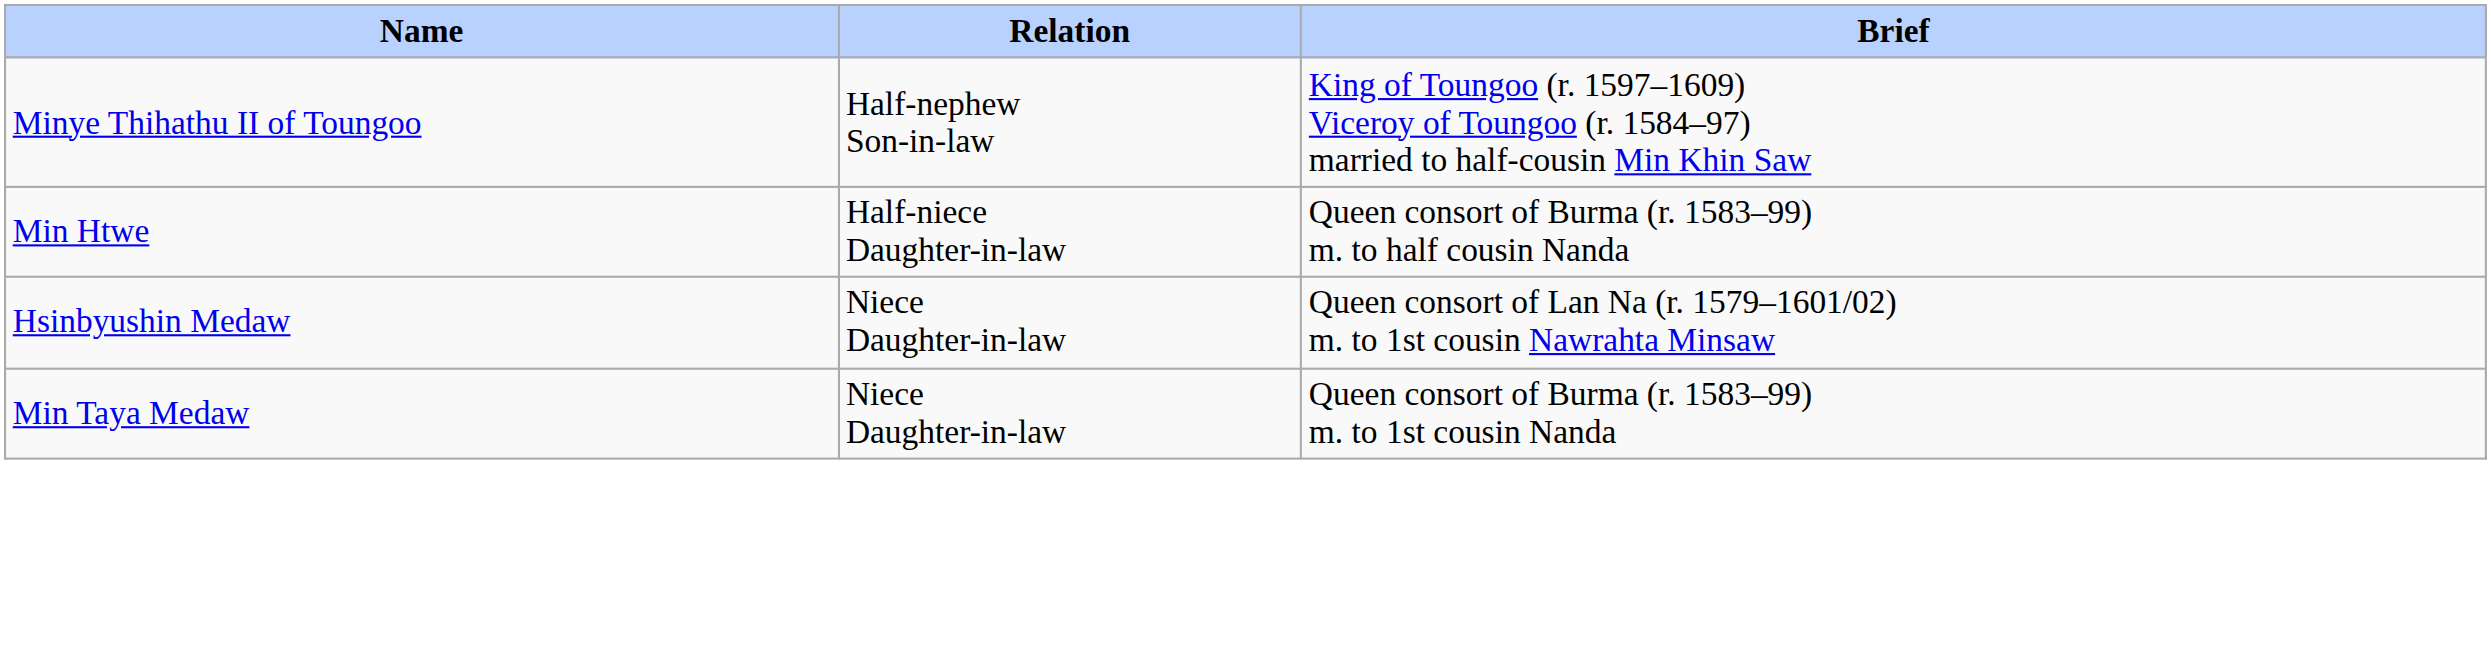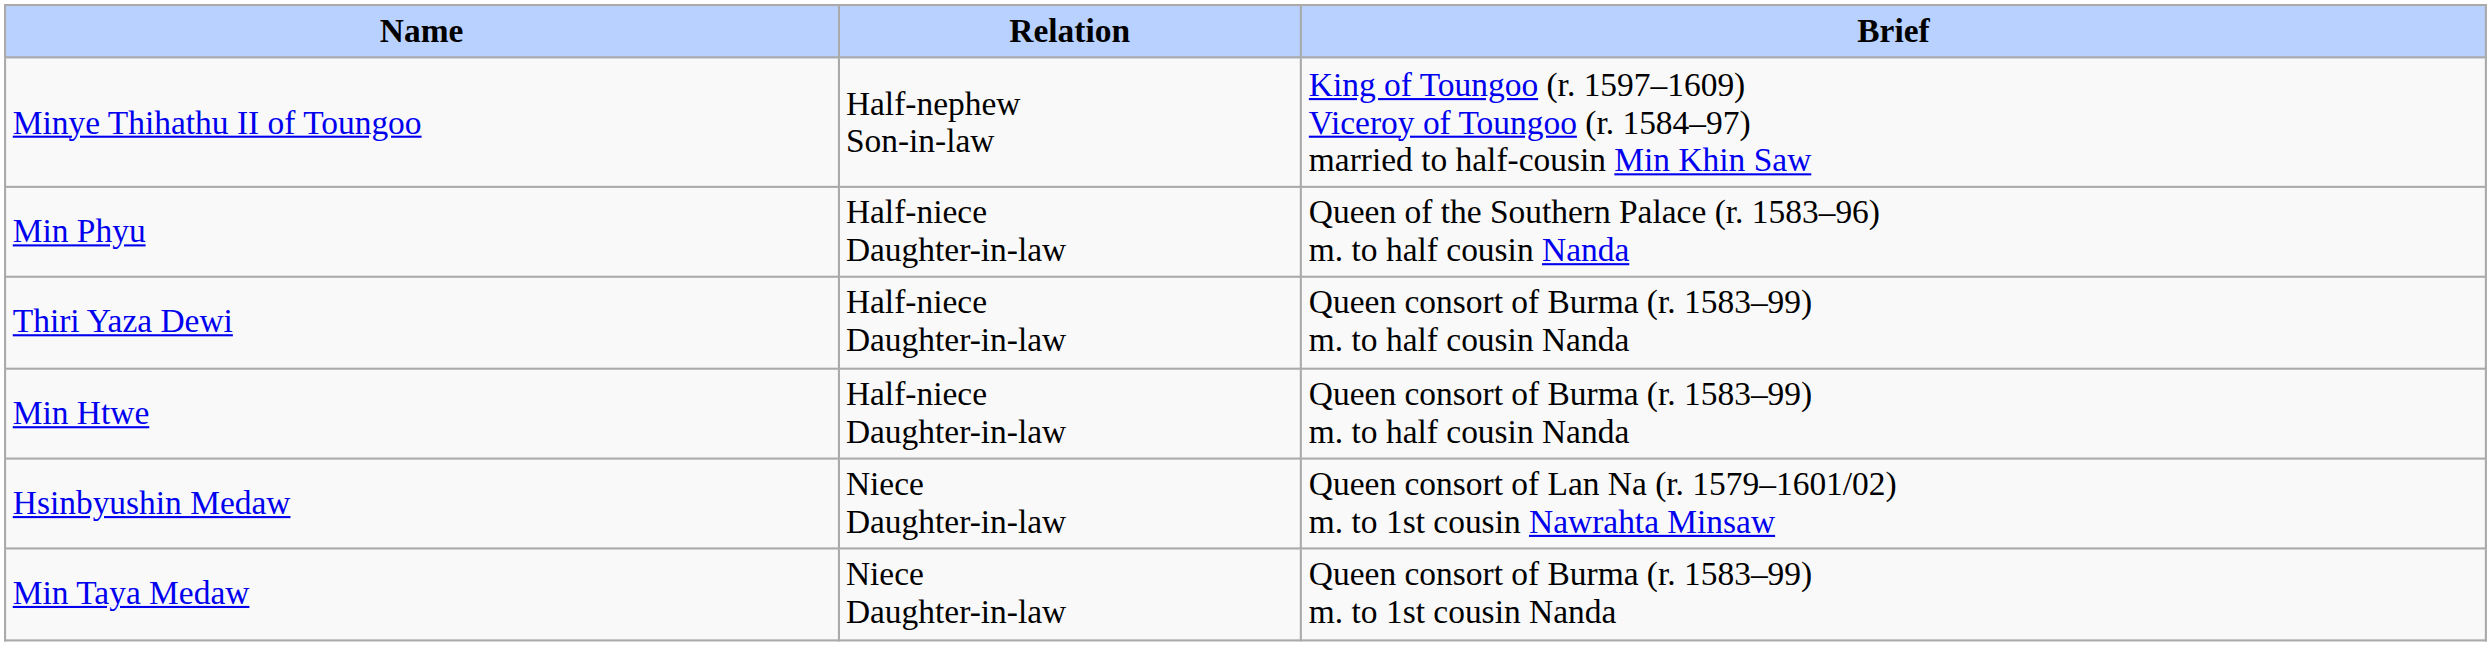+ row: (79, 231)
+ row: (123, 321)
